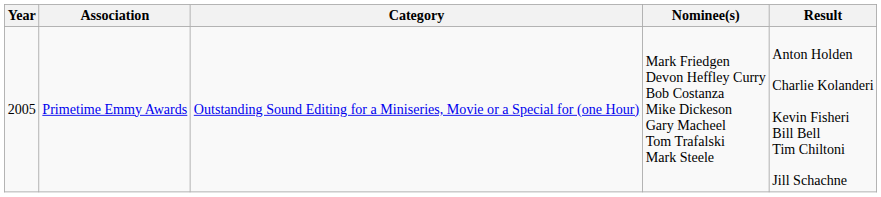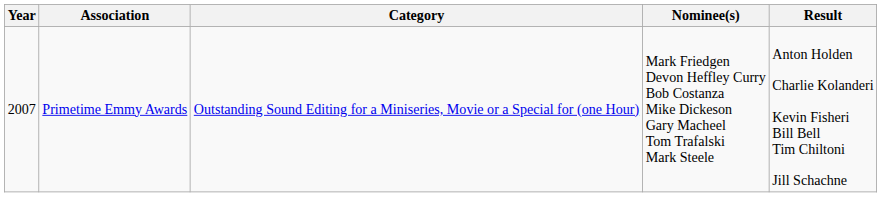(22, 109) 2005 -> (22, 109) 2007
